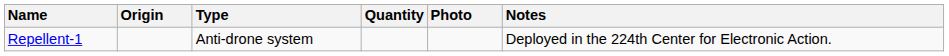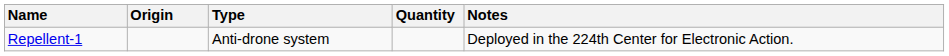- column: (451, 16)
